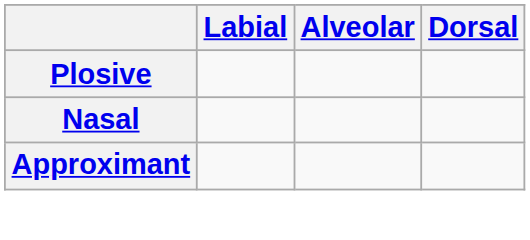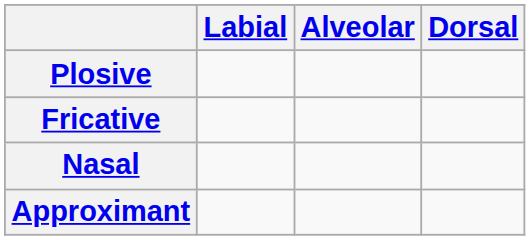+ row: (101, 119)
